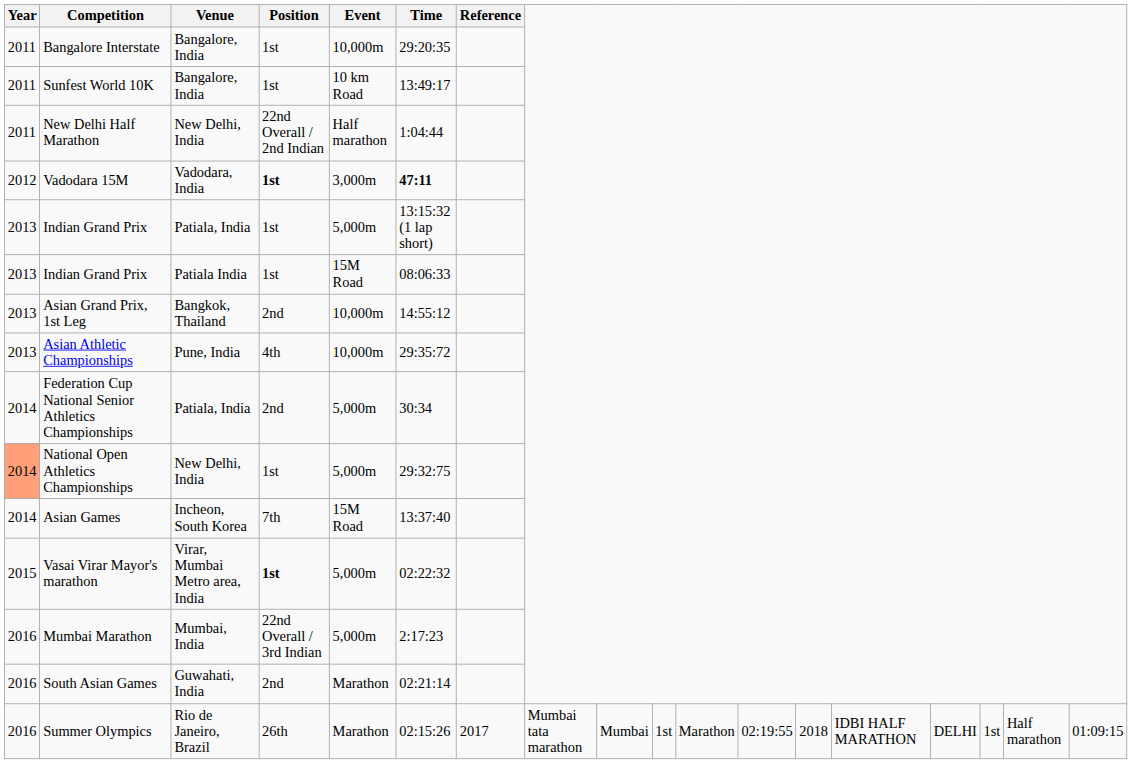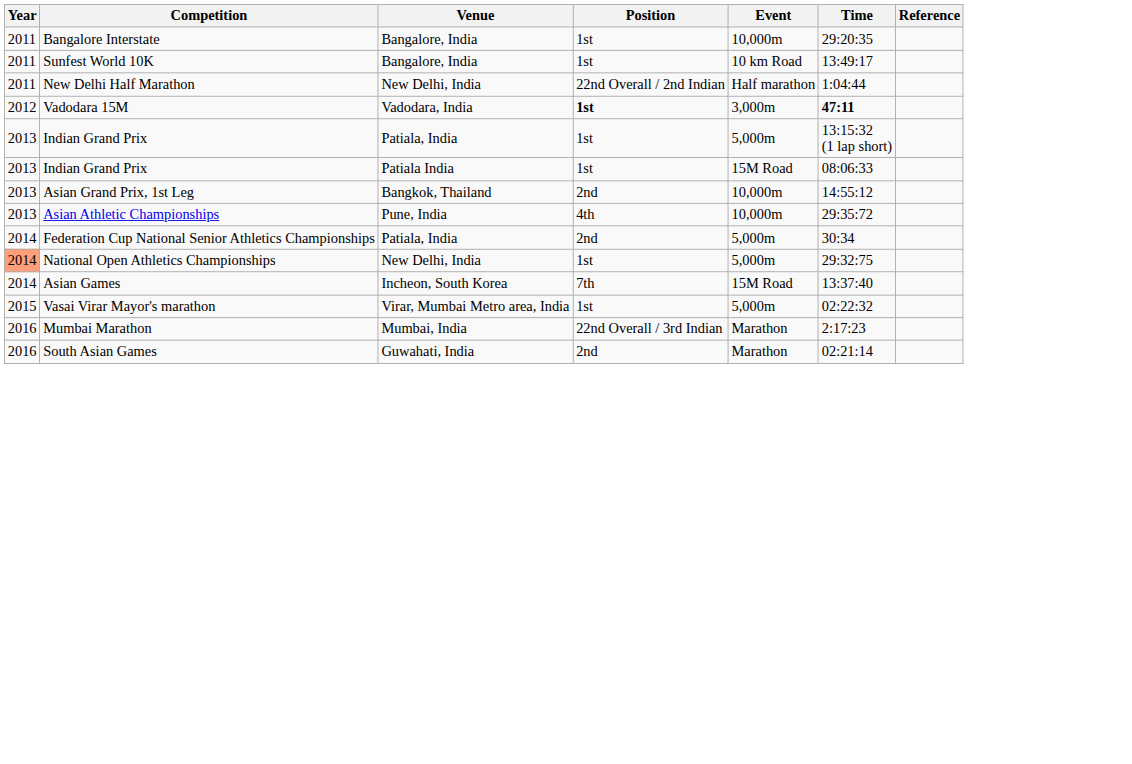(271, 573) bold -> (585, 306) normal
(354, 636) 5,000m -> (760, 329) Marathon
- row: (97, 731)
